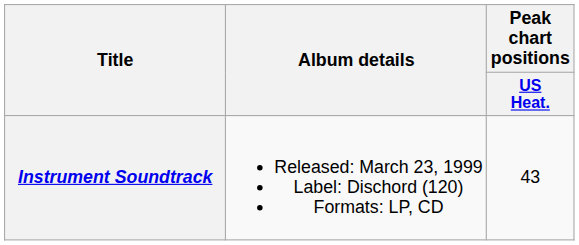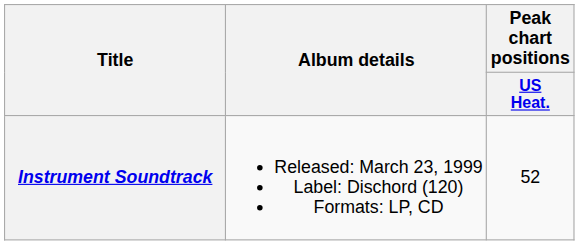(530, 177) 43 -> (530, 177) 52
